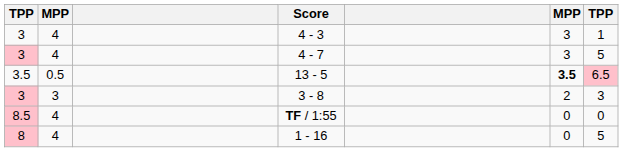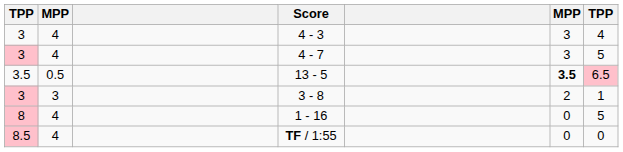(601, 34) 1 -> (601, 34) 4
(601, 95) 3 -> (601, 95) 1
rows swapped: (311, 116) <-> (311, 136)
